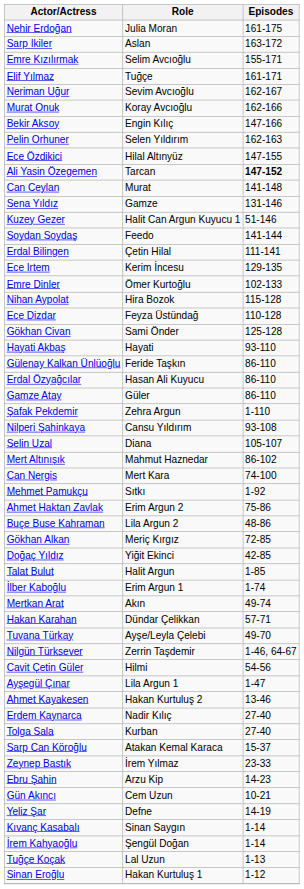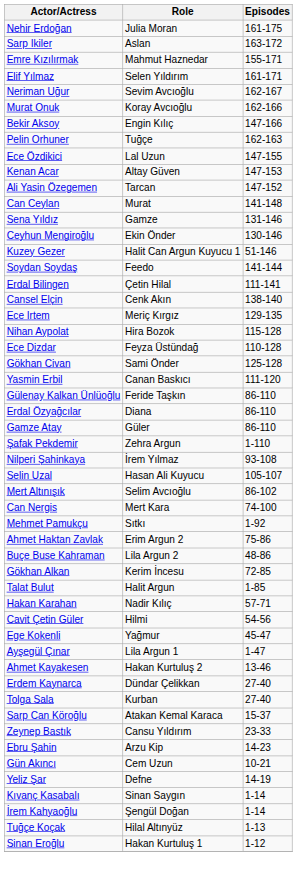(158, 60) Selim Avcıoğlu -> (167, 60) Mahmut Haznedar
(139, 76) Tuğçe -> (157, 76) Selen Yıldırım
(157, 140) Selen Yıldırım -> (139, 140) Tuğçe
(154, 156) Hilal Altınyüz -> (145, 156) Lal Uzun
+ row: (33, 172)
(264, 172) bold -> (264, 188) normal
+ row: (50, 236)
+ row: (35, 300)
(154, 268) Kerim İncesu -> (152, 316) Meriç Kırgız
- row: (33, 284)
+ row: (35, 380)
- row: (36, 348)
(165, 380) Hasan Ali Kuyucu -> (138, 412) Diana
(158, 428) Cansu Yıldırım -> (152, 460) İrem Yılmaz
(138, 444) Diana -> (165, 476) Hasan Ali Kuyucu
(167, 460) Mahmut Haznedar -> (158, 492) Selim Avcıoğlu
(152, 540) Meriç Kırgız -> (154, 572) Kerim İncesu
- row: (35, 556)
- row: (36, 587)
- row: (35, 603)
(162, 619) Dündar Çelikkan -> (148, 603) Nadir Kılıç
- row: (40, 635)
- row: (45, 651)
+ row: (34, 635)
(148, 715) Nadir Kılıç -> (162, 683) Dündar Çelikkan
(152, 763) İrem Yılmaz -> (158, 731) Cansu Yıldırım
(145, 859) Lal Uzun -> (154, 827) Hilal Altınyüz
